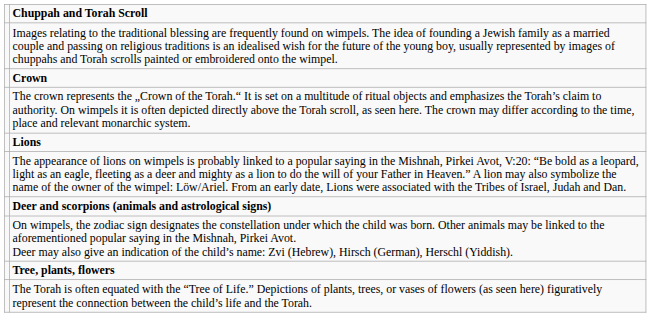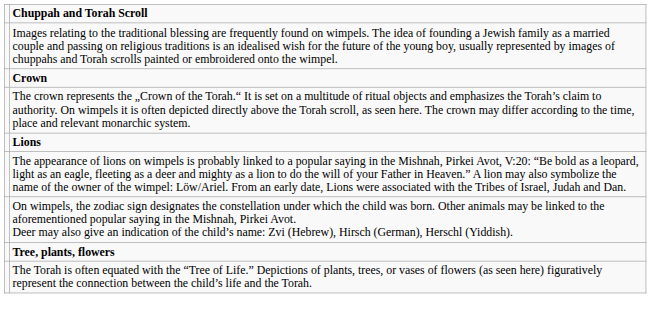- row: (142, 206)
